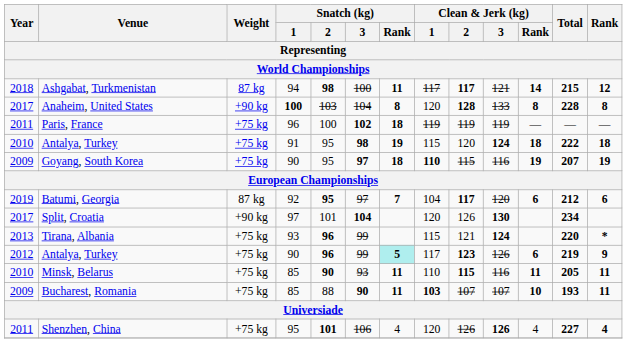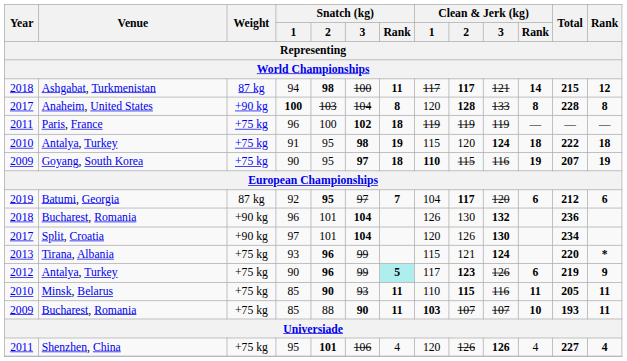+ row: (89, 217)
